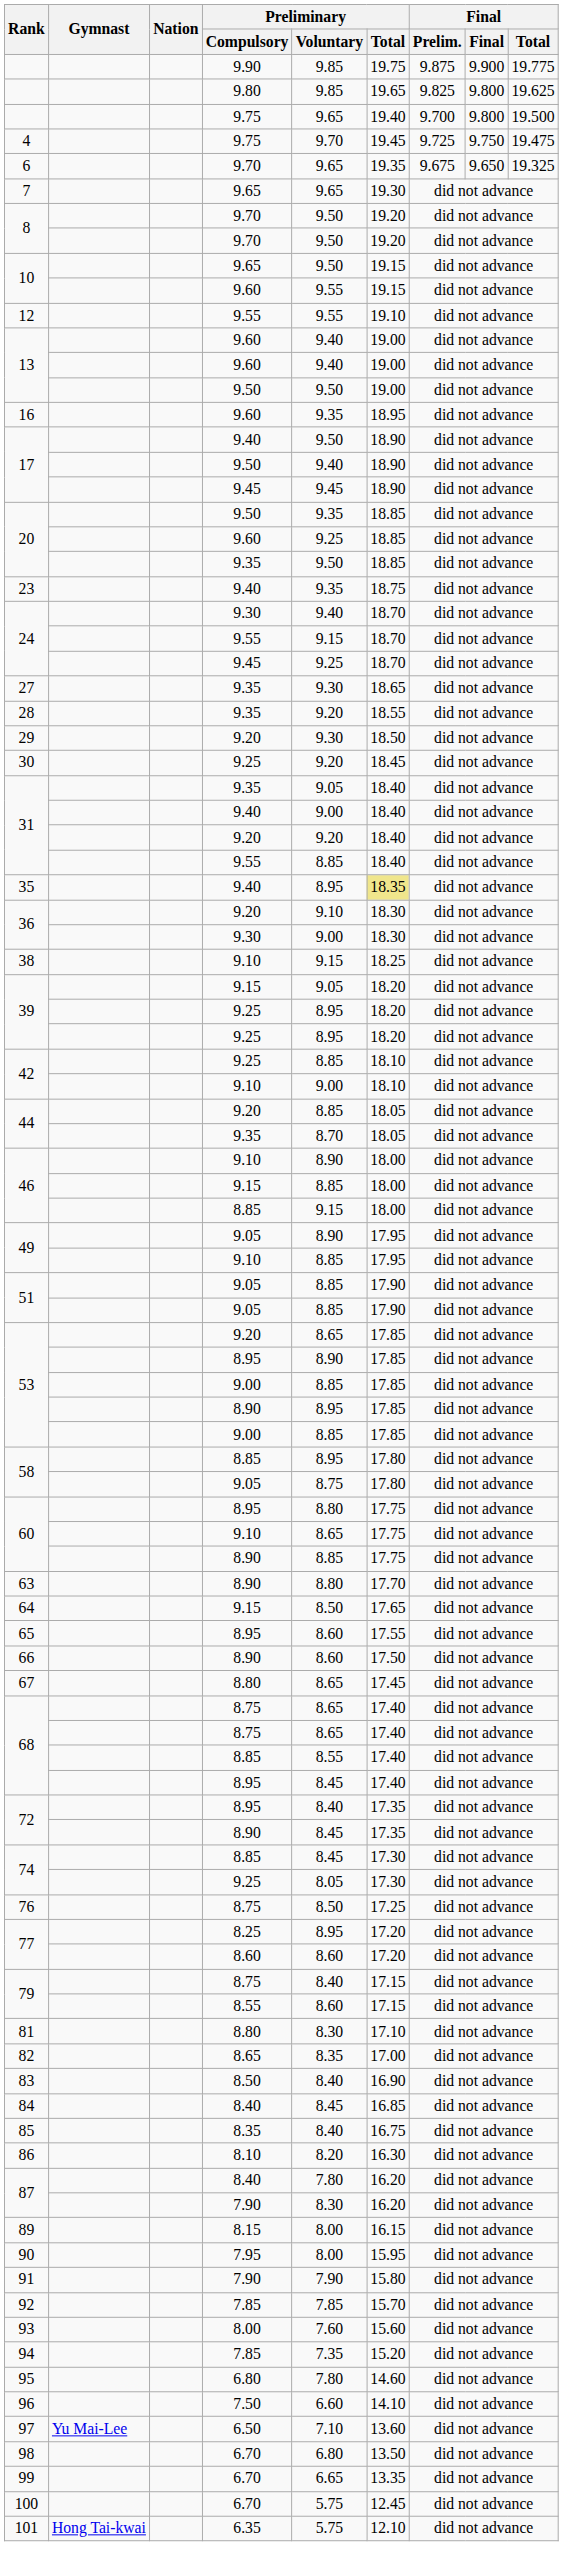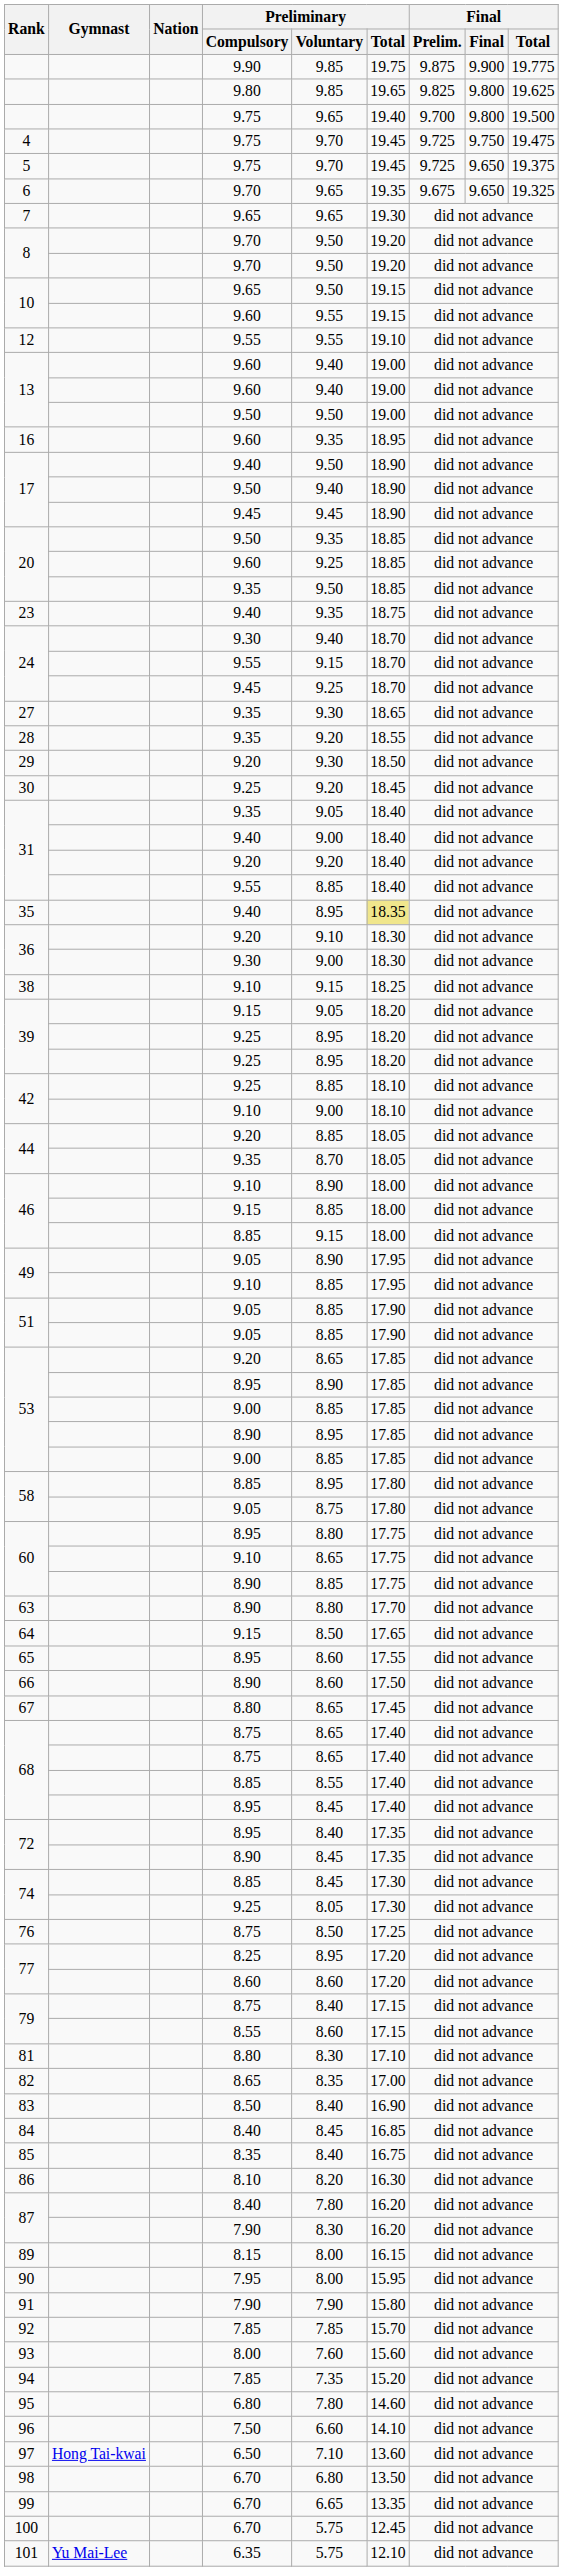+ row: (26, 166)
(90, 2429) Yu Mai-Lee -> (99, 2453) Hong Tai-kwai
(99, 2528) Hong Tai-kwai -> (90, 2553) Yu Mai-Lee
